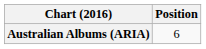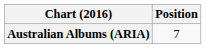(177, 33) 6 -> (177, 33) 7
